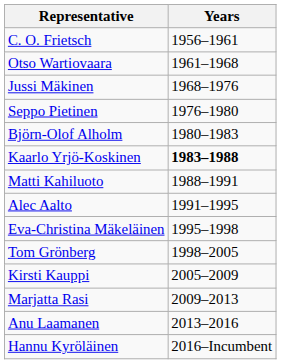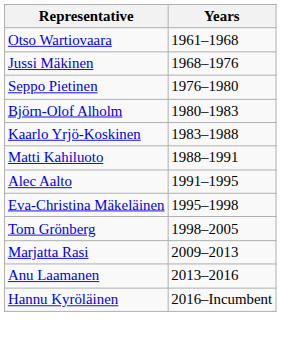- row: (50, 39)
(205, 157) bold -> (205, 134) normal
- row: (49, 275)
